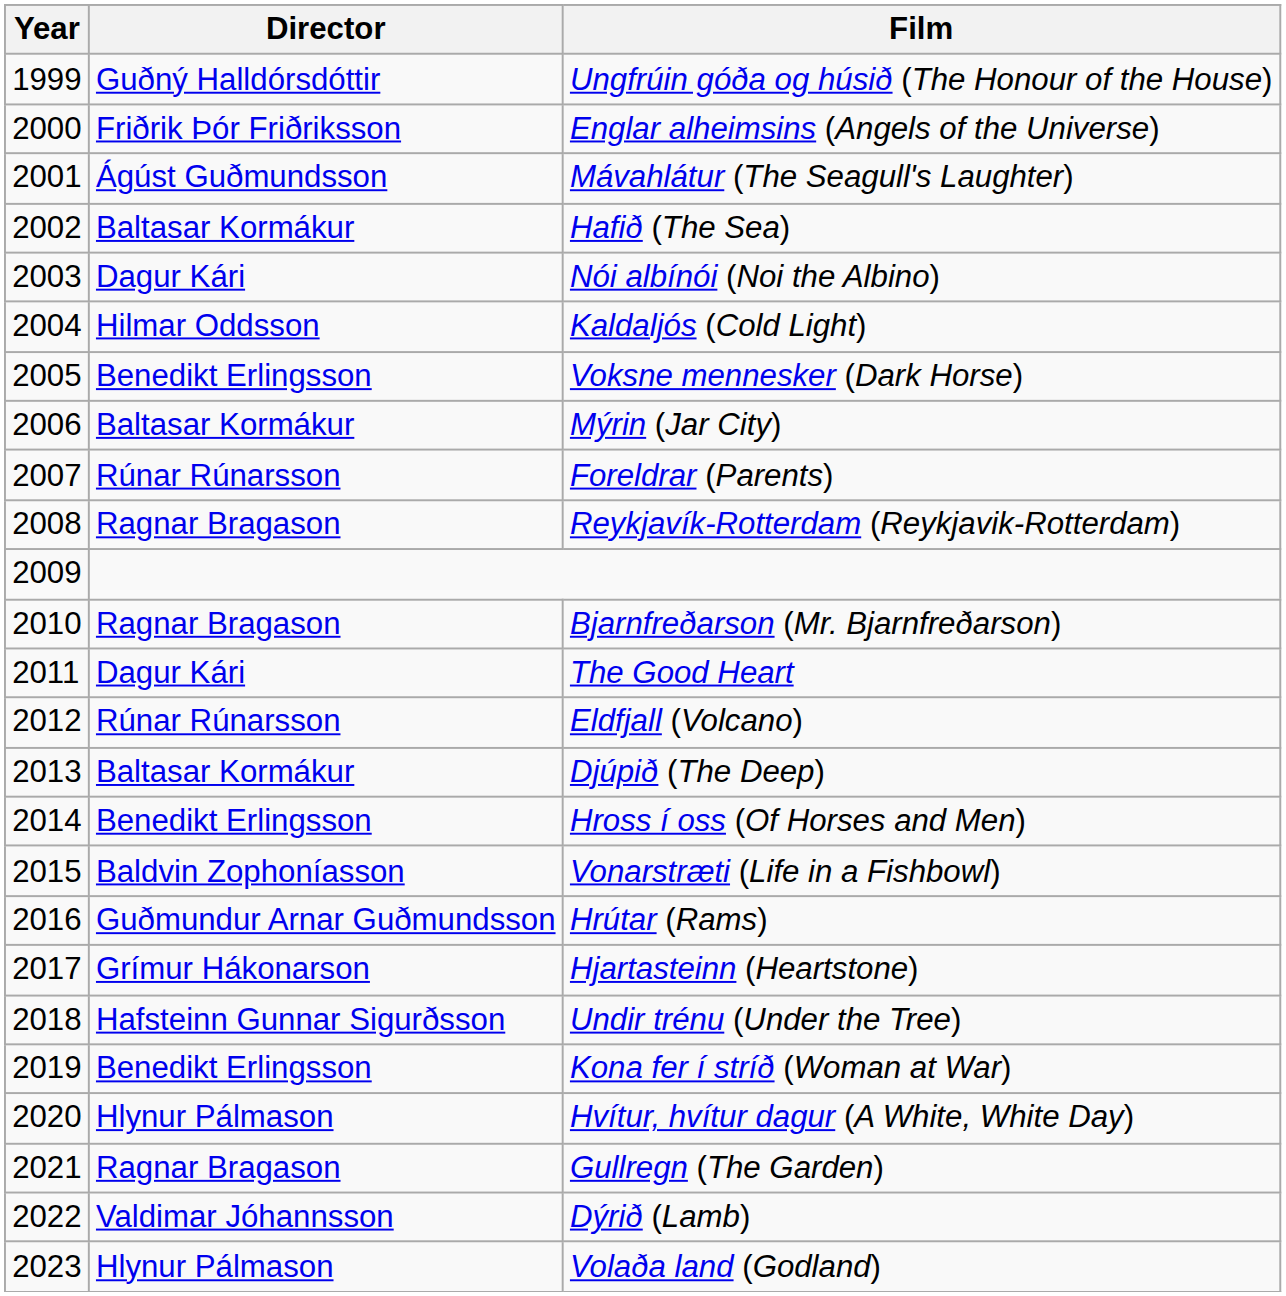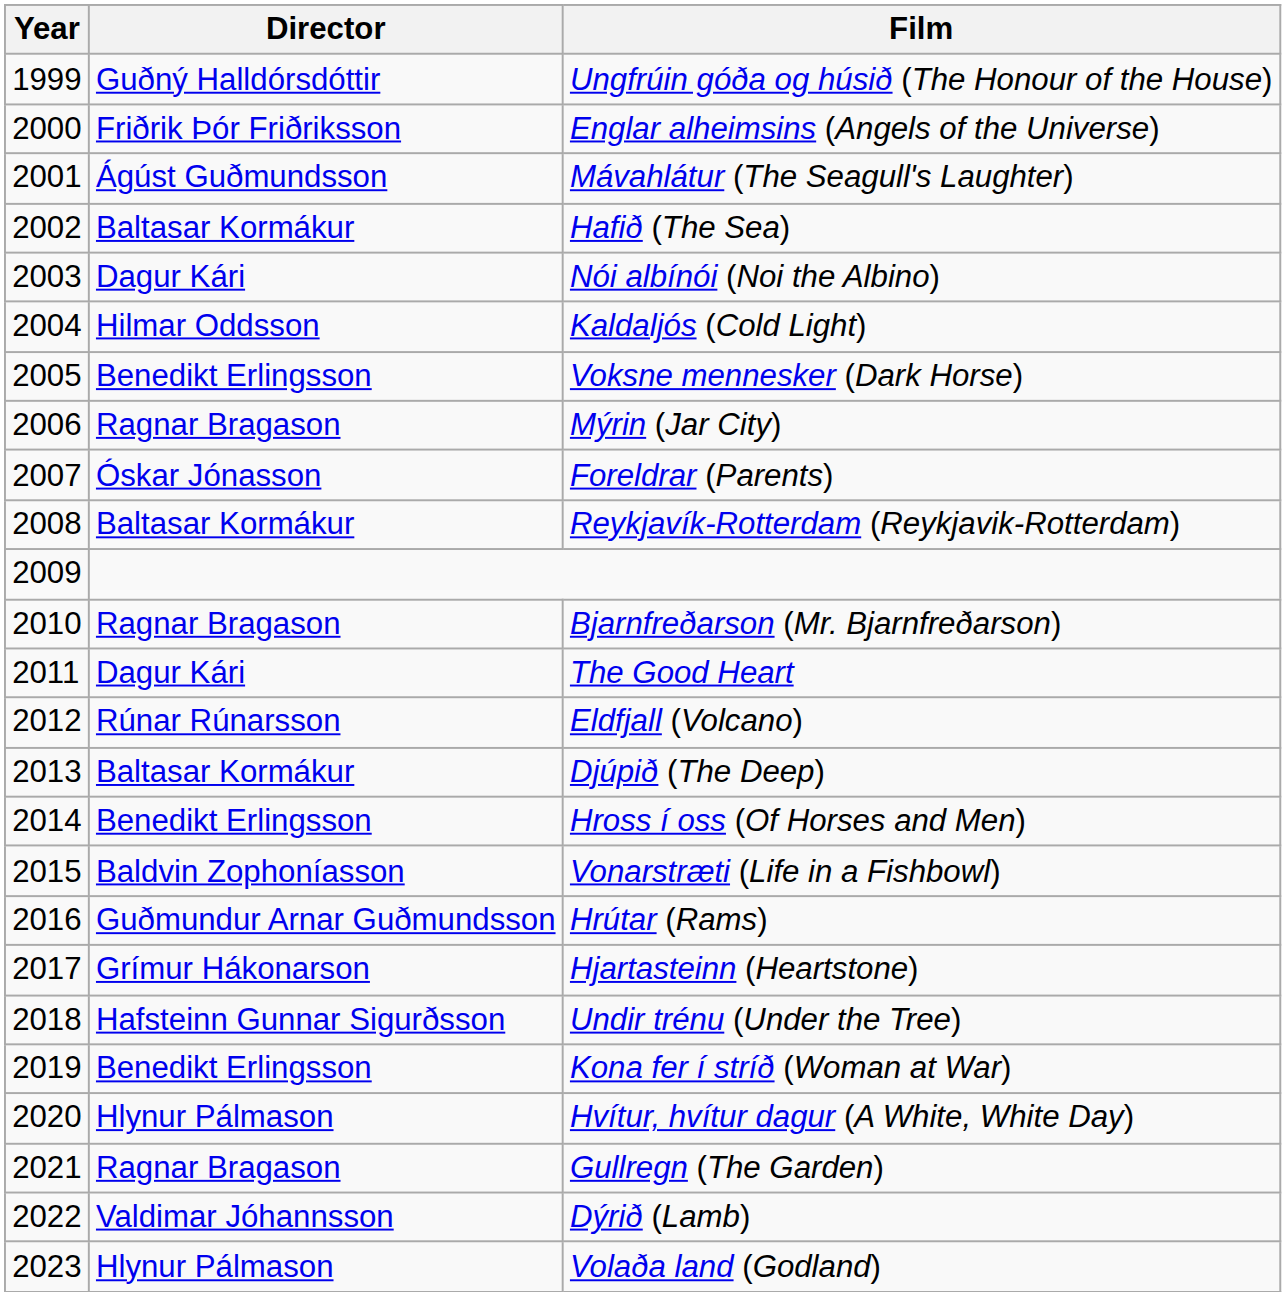(225, 425) Baltasar Kormákur -> (218, 425) Ragnar Bragason
(218, 474) Rúnar Rúnarsson -> (209, 474) Óskar Jónasson
(218, 524) Ragnar Bragason -> (225, 524) Baltasar Kormákur
